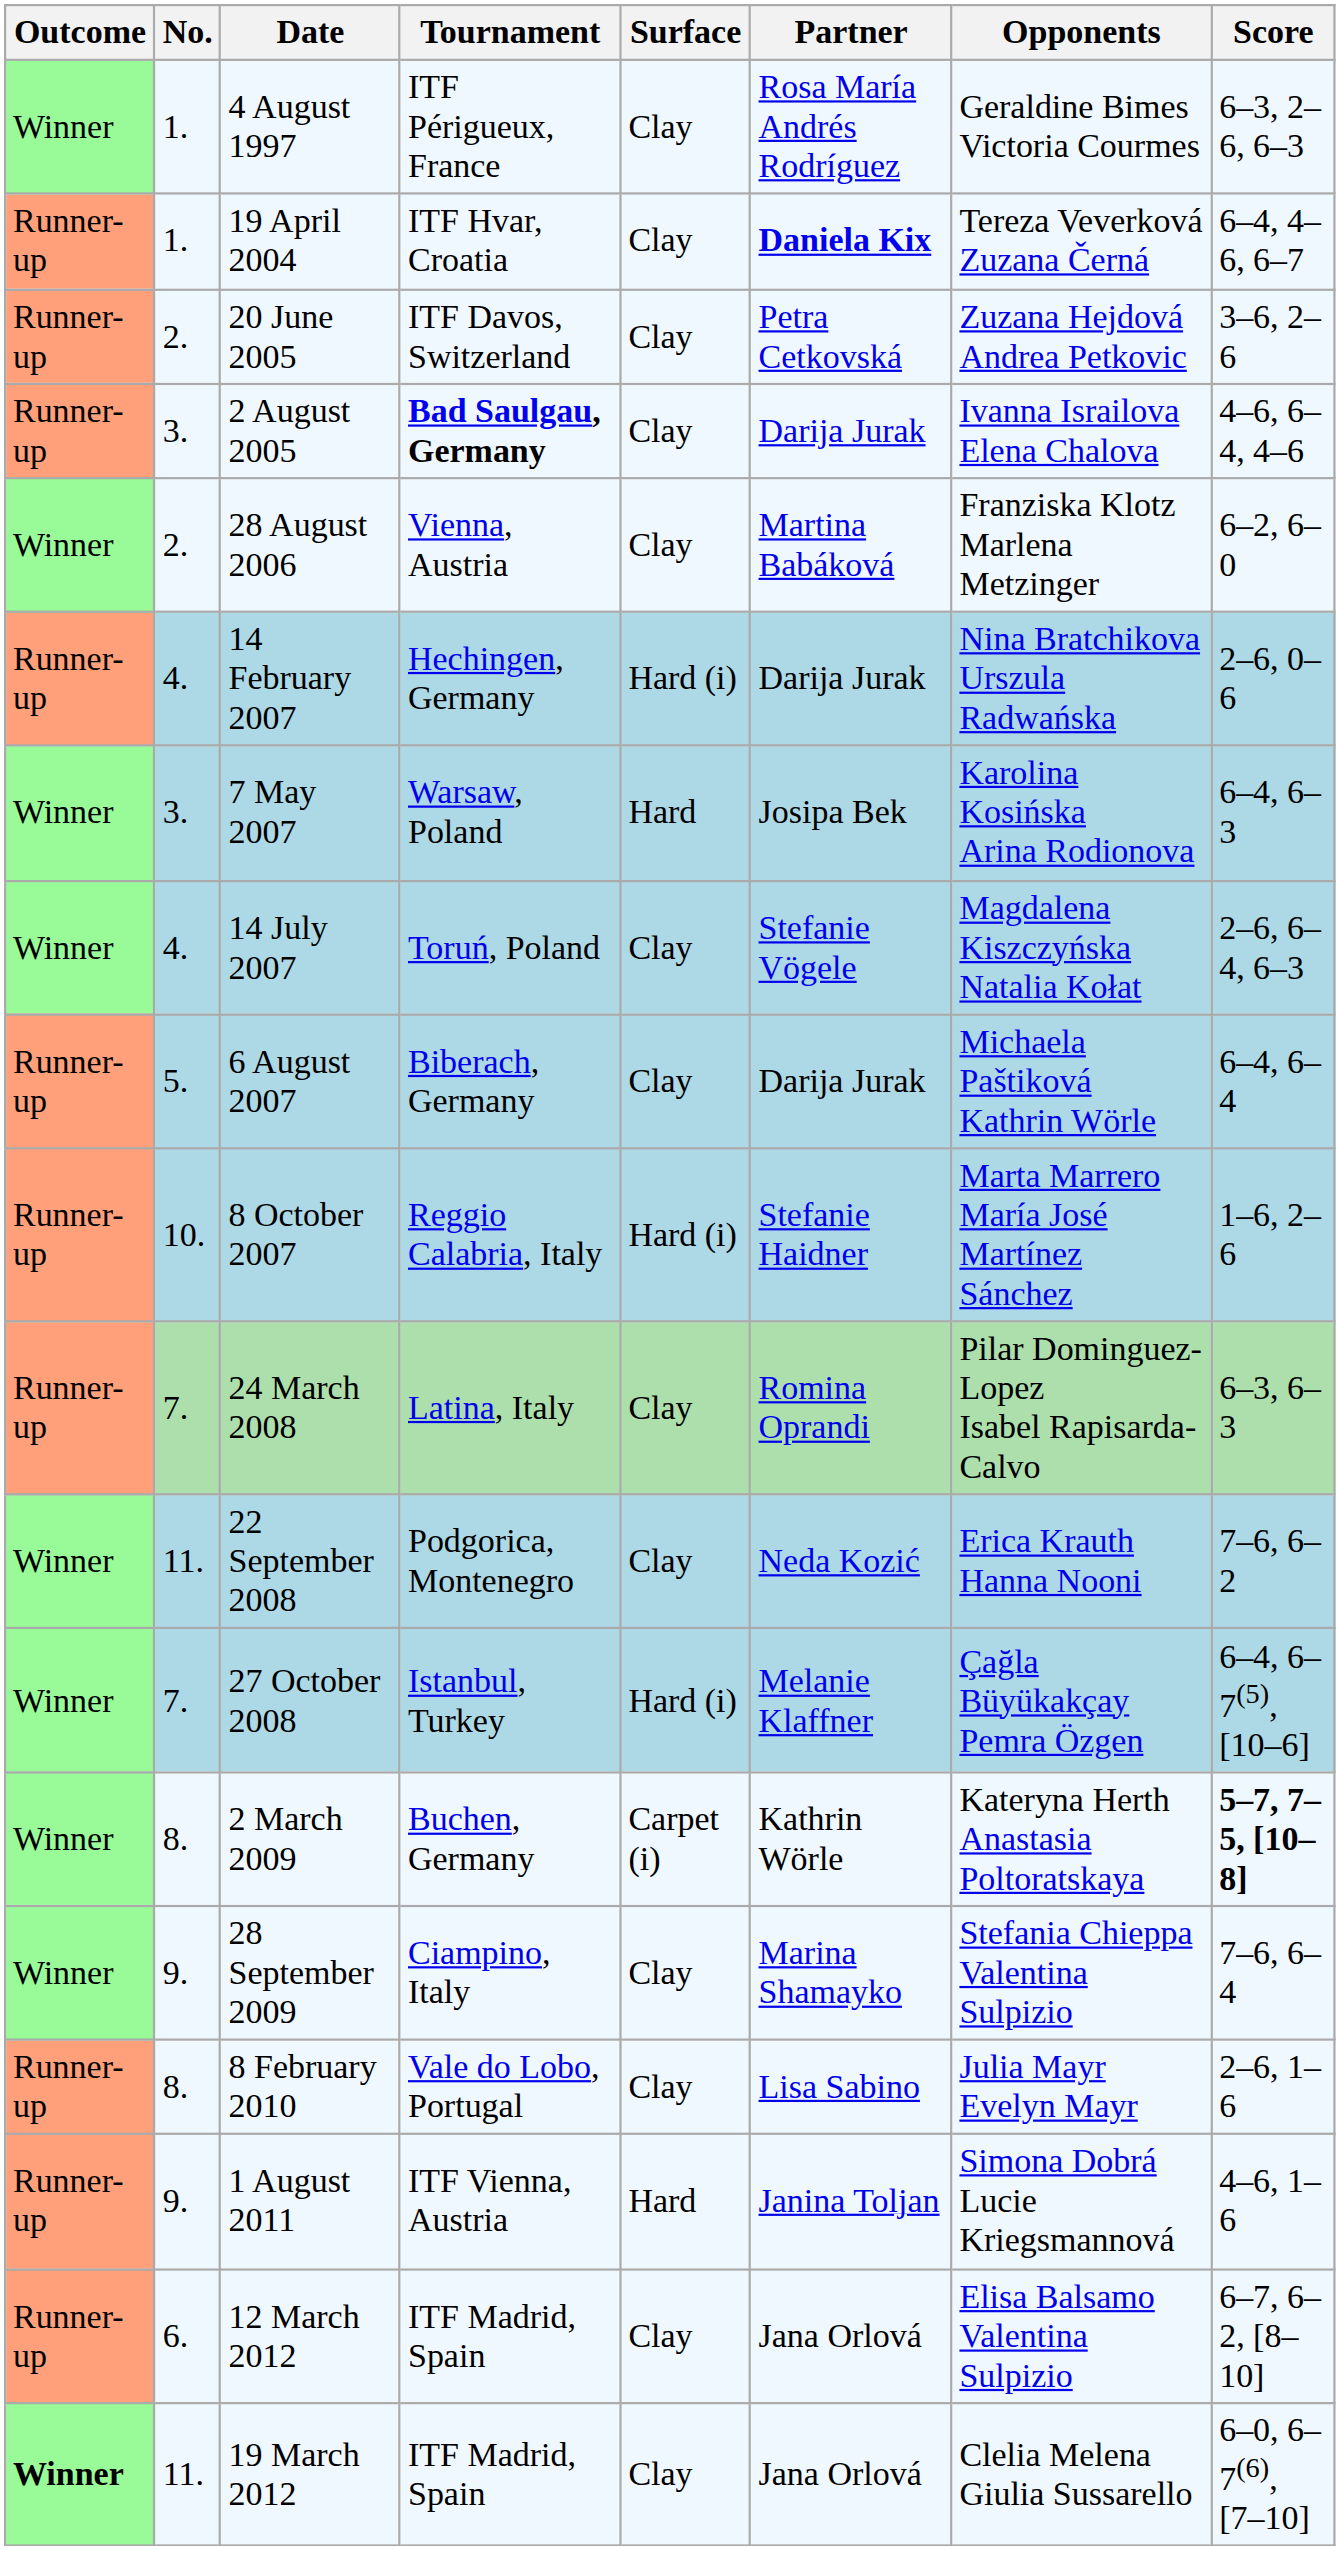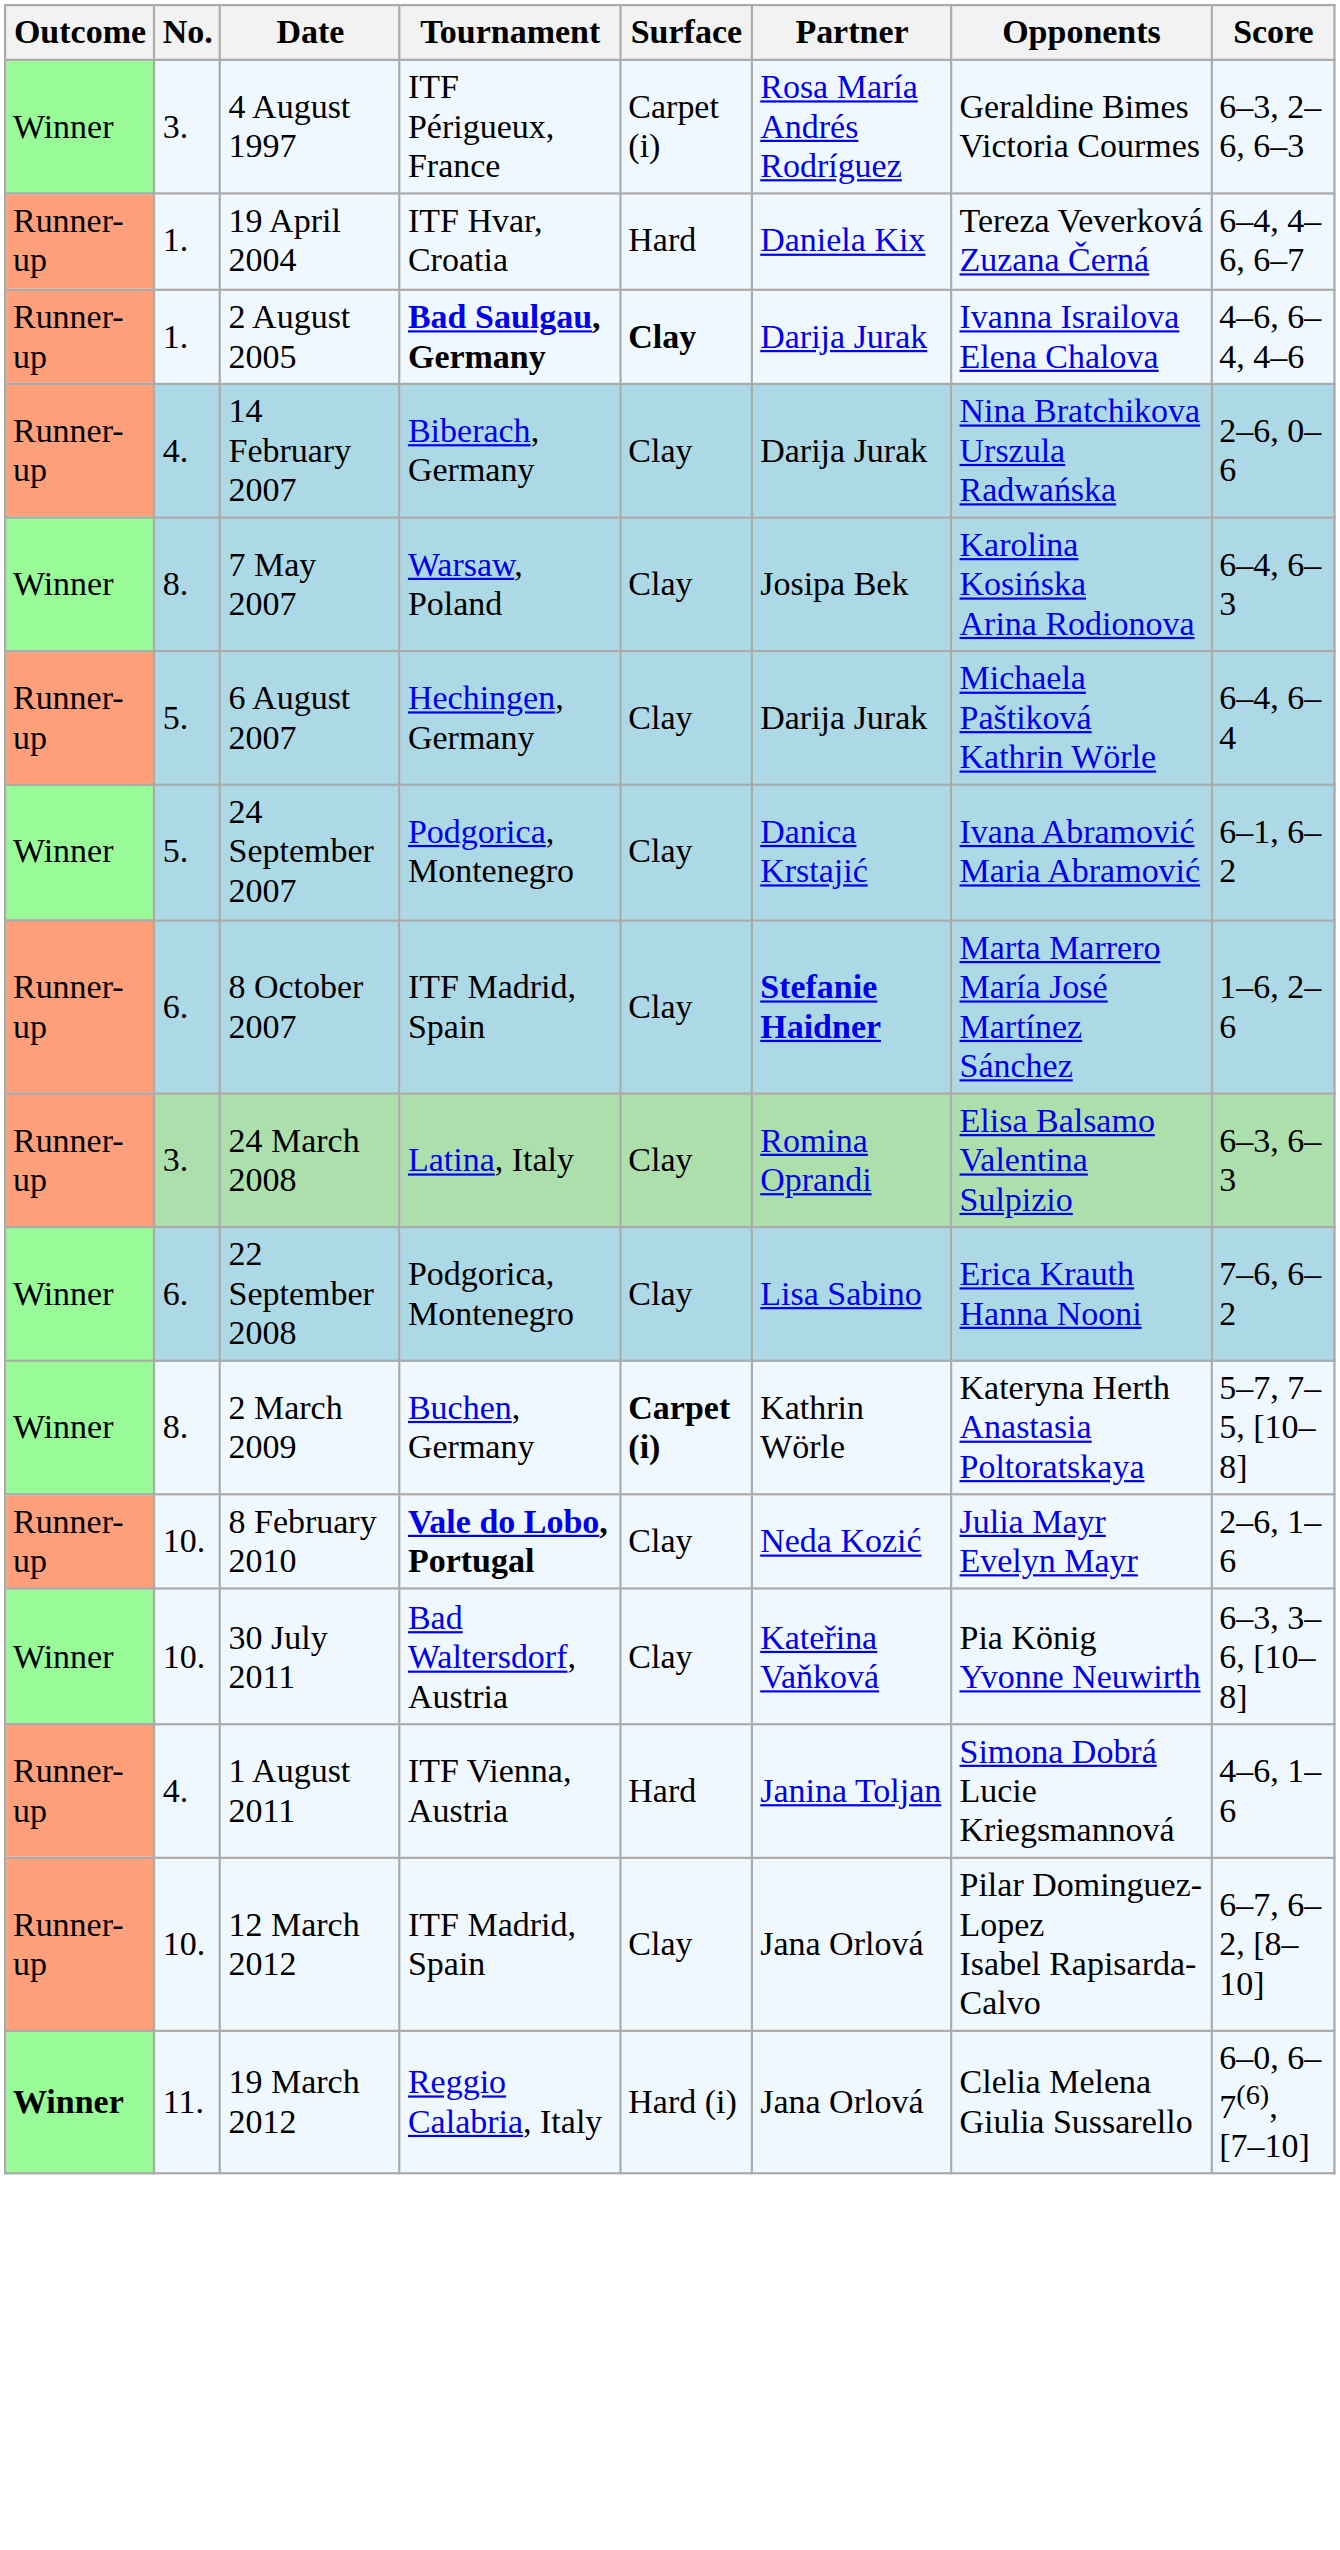(175, 126) 1. -> (175, 126) 3.
(660, 126) Clay -> (674, 126) Carpet (i)
(660, 240) Clay -> (662, 240) Hard
(845, 240) bold -> (843, 240) normal
- row: (281, 335)
(175, 429) 3. -> (175, 335) 1.
(660, 429) normal -> (662, 335) bold
- row: (298, 543)
(486, 677) Hechingen, Germany -> (474, 449) Biberach, Germany
(683, 677) Hard (i) -> (660, 449) Clay
(175, 811) 3. -> (175, 583) 8.
(662, 811) Hard -> (660, 583) Clay
- row: (278, 945)
(474, 1079) Biberach, Germany -> (486, 717) Hechingen, Germany
+ row: (301, 851)
(184, 1233) 10. -> (175, 1005) 6.
(505, 1233) Reggio Calabria, Italy -> (492, 1005) ITF Madrid, Spain
(683, 1233) Hard (i) -> (660, 1005) Clay
(814, 1233) normal -> (821, 1005) bold
(175, 1407) 7. -> (175, 1158) 3.
(1081, 1407) Pilar Dominguez-Lopez Isabel Rapisarda-Calvo -> (1057, 1158) Elisa Balsamo Valentina Sulpizio
(183, 1560) 11. -> (175, 1292) 6.
(839, 1560) Neda Kozić -> (841, 1292) Lisa Sabino
- row: (304, 1699)
(674, 1837) normal -> (679, 1426) bold
(1270, 1837) bold -> (1270, 1426) normal
- row: (301, 1971)
(175, 2086) 8. -> (184, 1541) 10.
(504, 2086) normal -> (508, 1541) bold
(839, 2086) Lisa Sabino -> (841, 1541) Neda Kozić
+ row: (278, 1655)
(175, 2200) 9. -> (175, 1789) 4.
(175, 2334) 6. -> (184, 1943) 10.
(1057, 2334) Elisa Balsamo Valentina Sulpizio -> (1081, 1943) Pilar Dominguez-Lopez Isabel Rapisarda-Calvo
(492, 2473) ITF Madrid, Spain -> (505, 2101) Reggio Calabria, Italy
(660, 2473) Clay -> (683, 2101) Hard (i)
